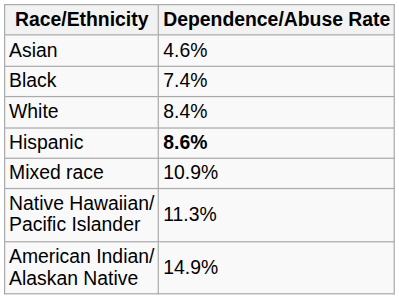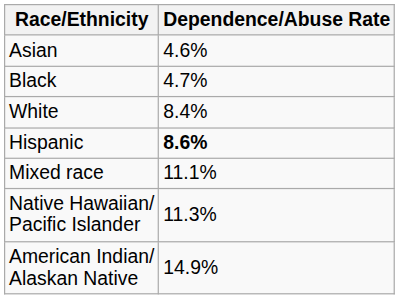(185, 81) 7.4% -> (185, 81) 4.7%
(191, 173) 10.9% -> (190, 173) 11.1%
